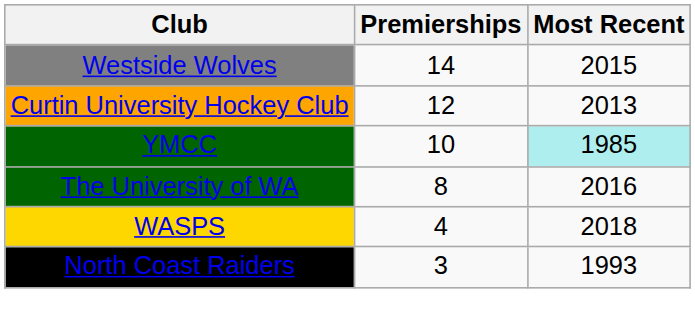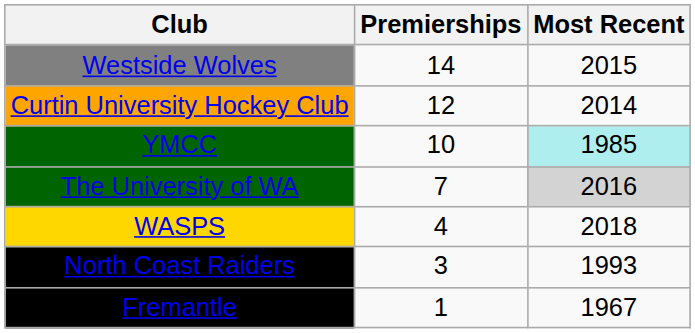(609, 105) 2013 -> (609, 105) 2014
(441, 186) 8 -> (441, 186) 7
(609, 186) no background -> (609, 186) lightgrey background
+ row: (180, 307)
